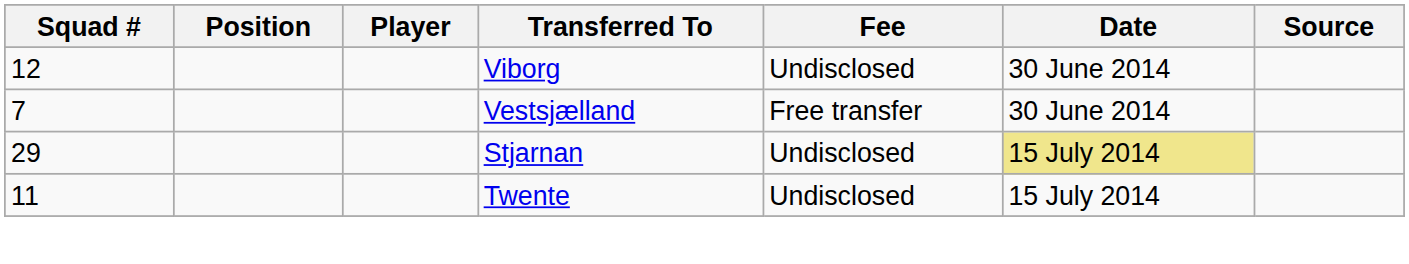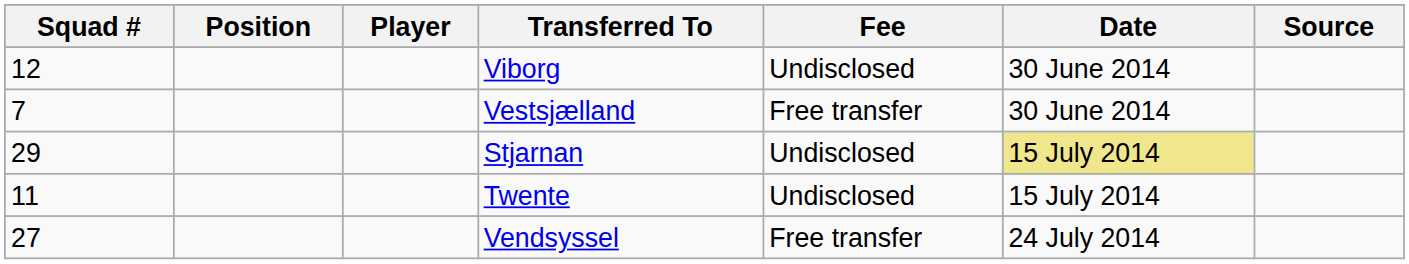+ row: (551, 238)
